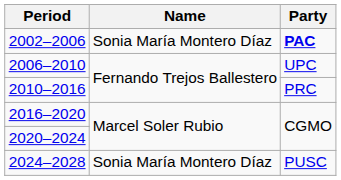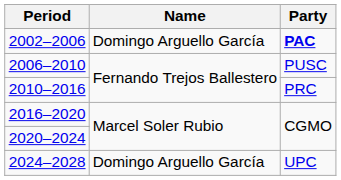(182, 41) Sonia María Montero Díaz -> (178, 41) Domingo Arguello García
(300, 65) UPC -> (305, 65) PUSC
(182, 162) Sonia María Montero Díaz -> (178, 162) Domingo Arguello García
(305, 162) PUSC -> (300, 162) UPC
